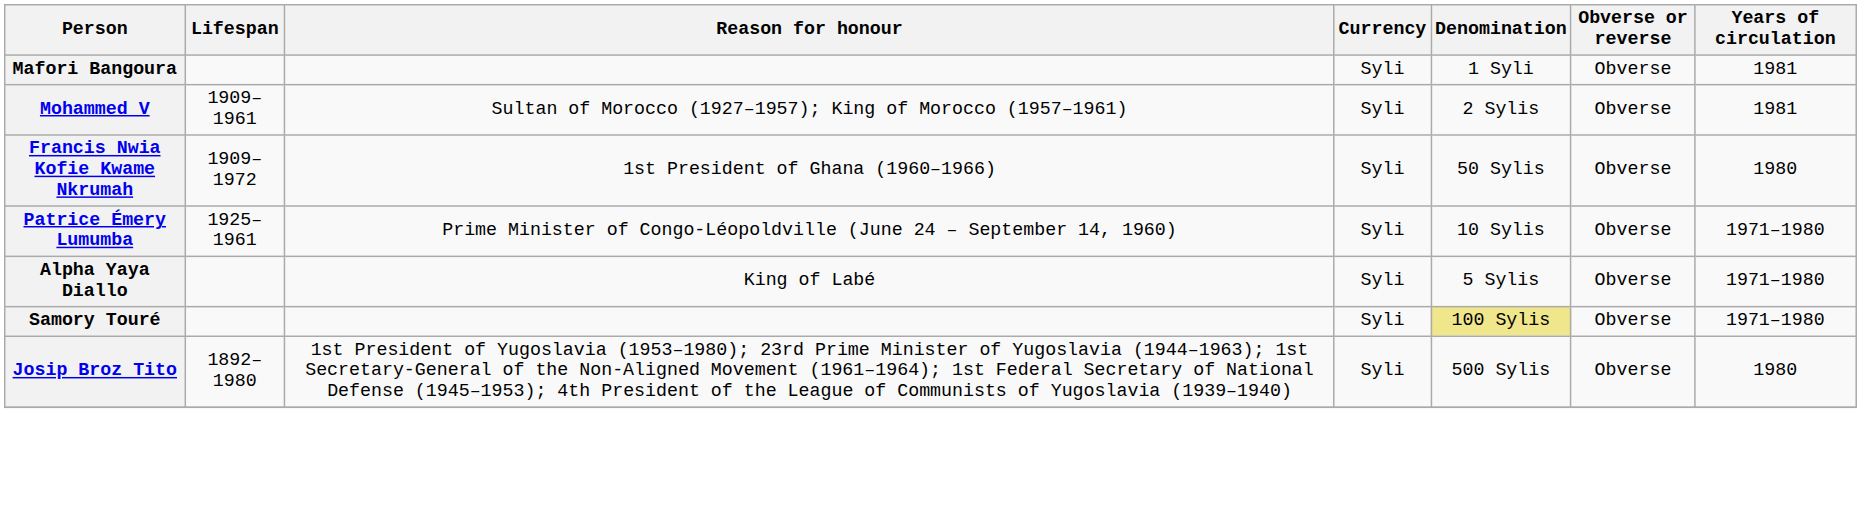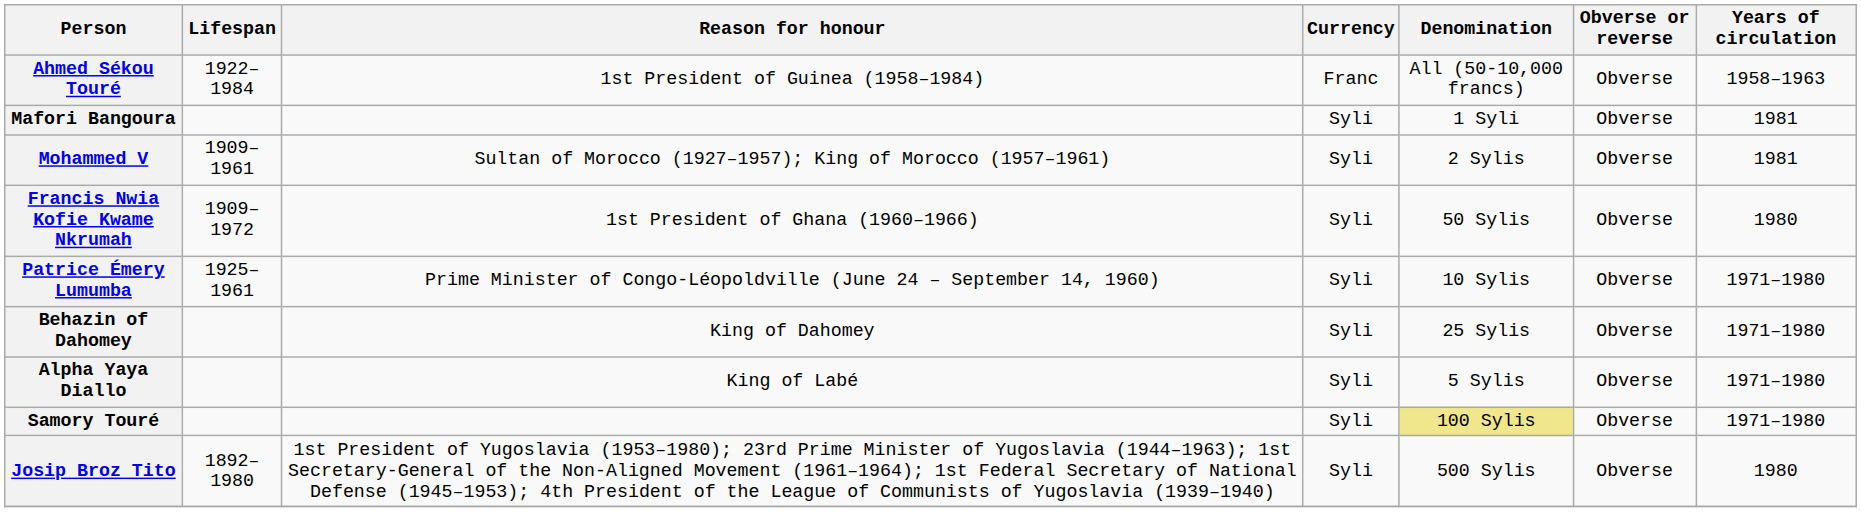+ row: (93, 80)
+ row: (93, 332)
